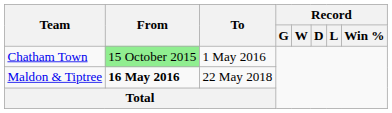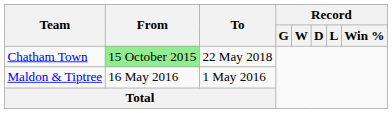(234, 56) 1 May 2016 -> (237, 56) 22 May 2018
(144, 77) bold -> (143, 77) normal
(237, 77) 22 May 2018 -> (234, 77) 1 May 2016
